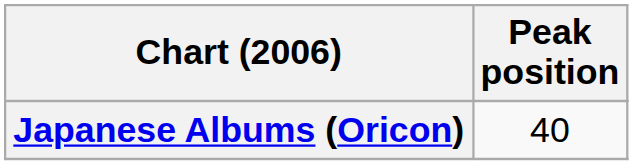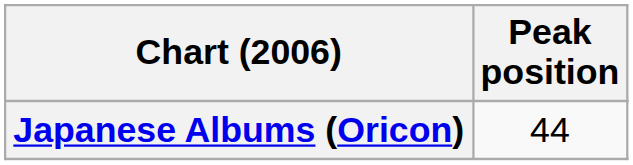(550, 129) 40 -> (550, 129) 44
